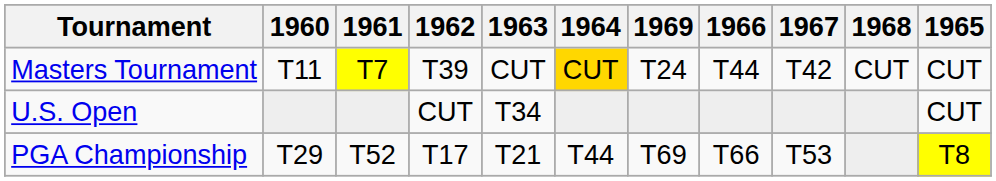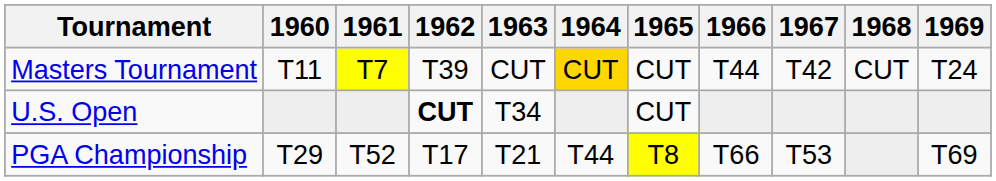columns swapped: (954, 26) <-> (663, 26)
(445, 112) normal -> (445, 112) bold
